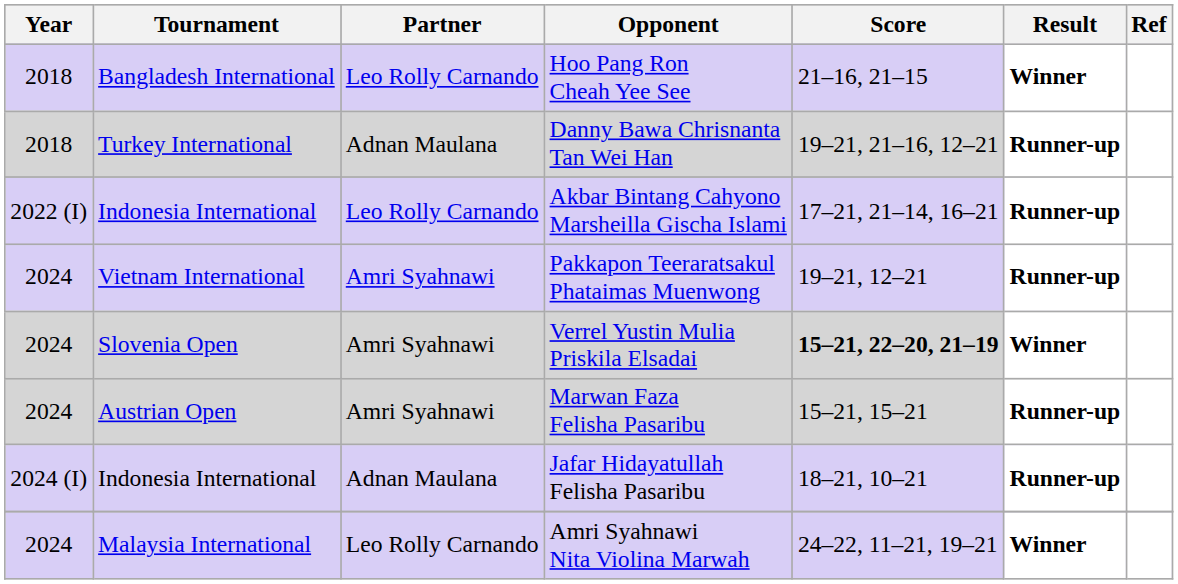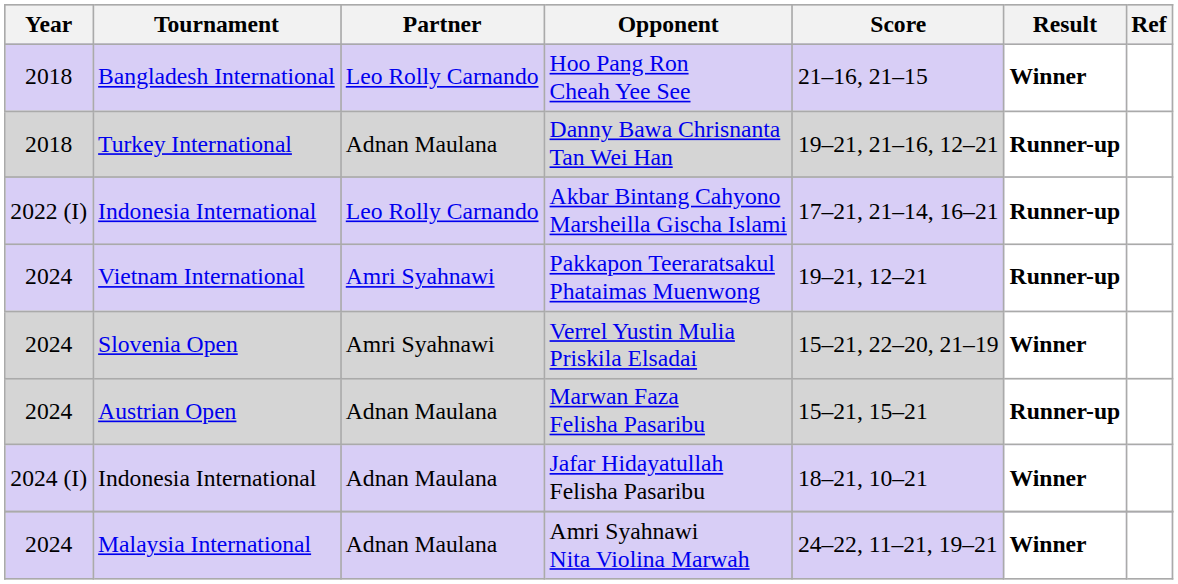(898, 344) bold -> (898, 344) normal
(420, 411) Amri Syahnawi -> (421, 411) Adnan Maulana
(1065, 478) Runner-up -> (1048, 478) Winner
(442, 545) Leo Rolly Carnando -> (421, 545) Adnan Maulana
